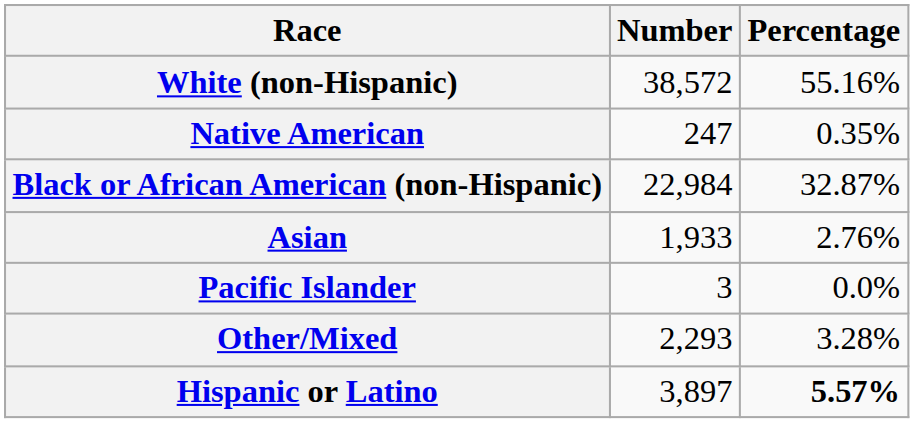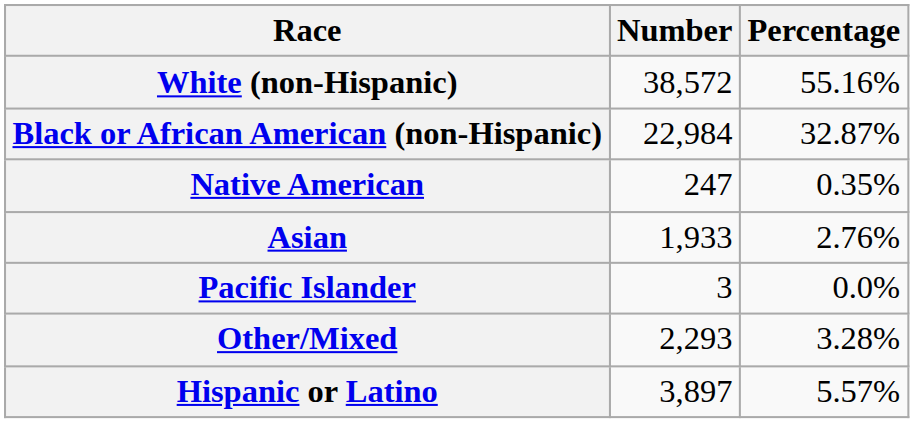rows swapped: (307, 184) <-> (307, 133)
(855, 390) bold -> (858, 390) normal
